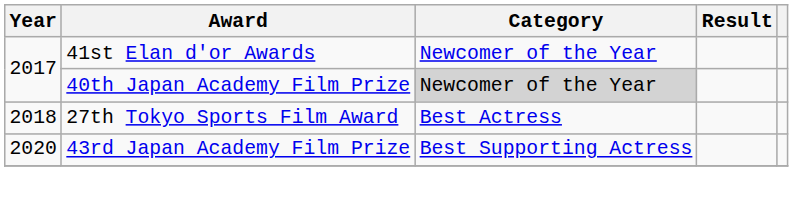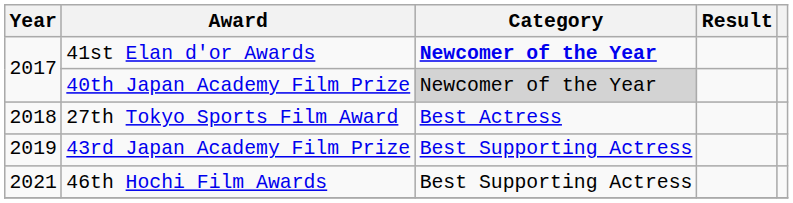(538, 53) normal -> (538, 53) bold
(33, 150) 2020 -> (33, 150) 2019
+ row: (197, 182)
